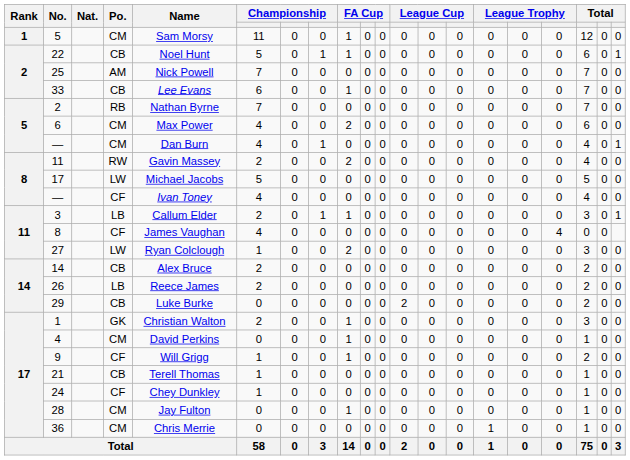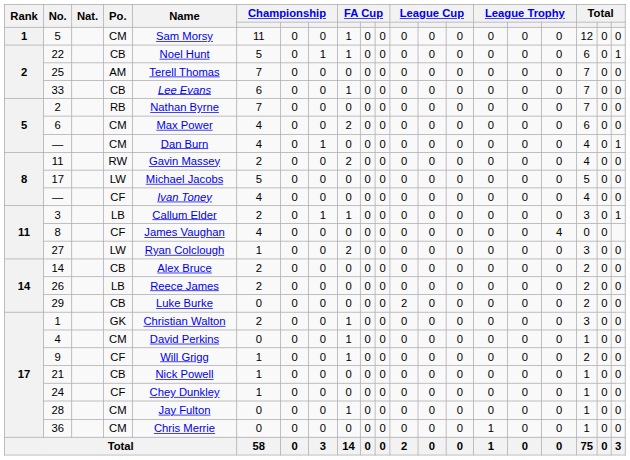(185, 72) Nick Powell -> (185, 72) Terell Thomas
(185, 375) Terell Thomas -> (185, 375) Nick Powell
